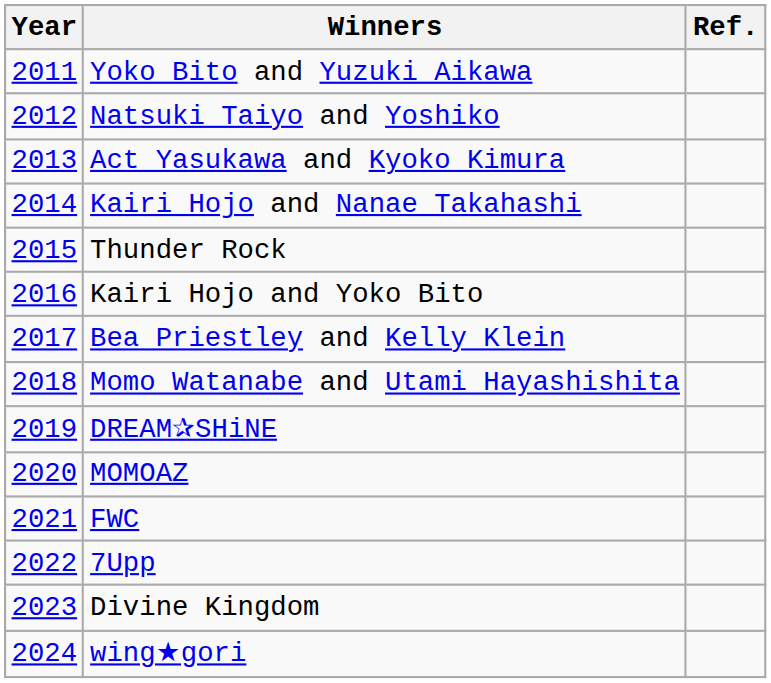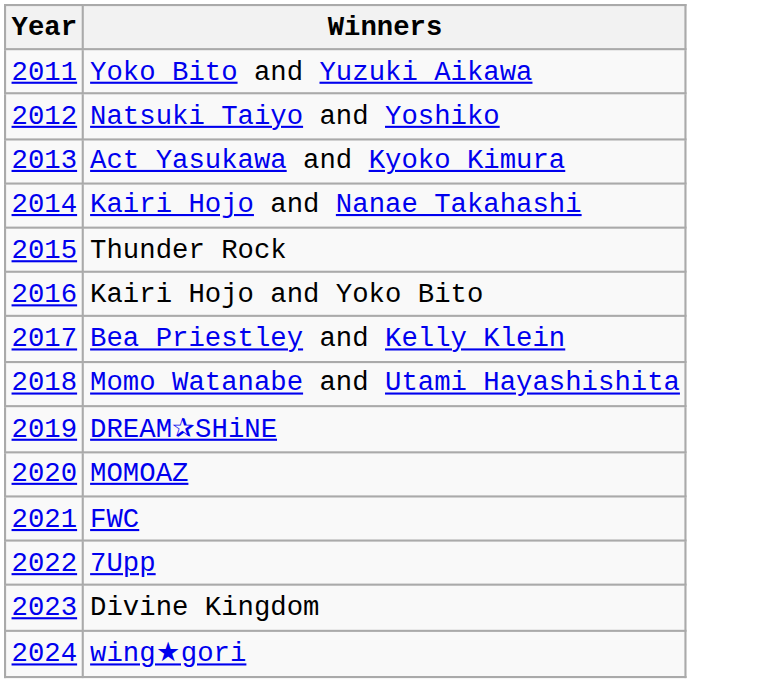- column: (726, 27)
